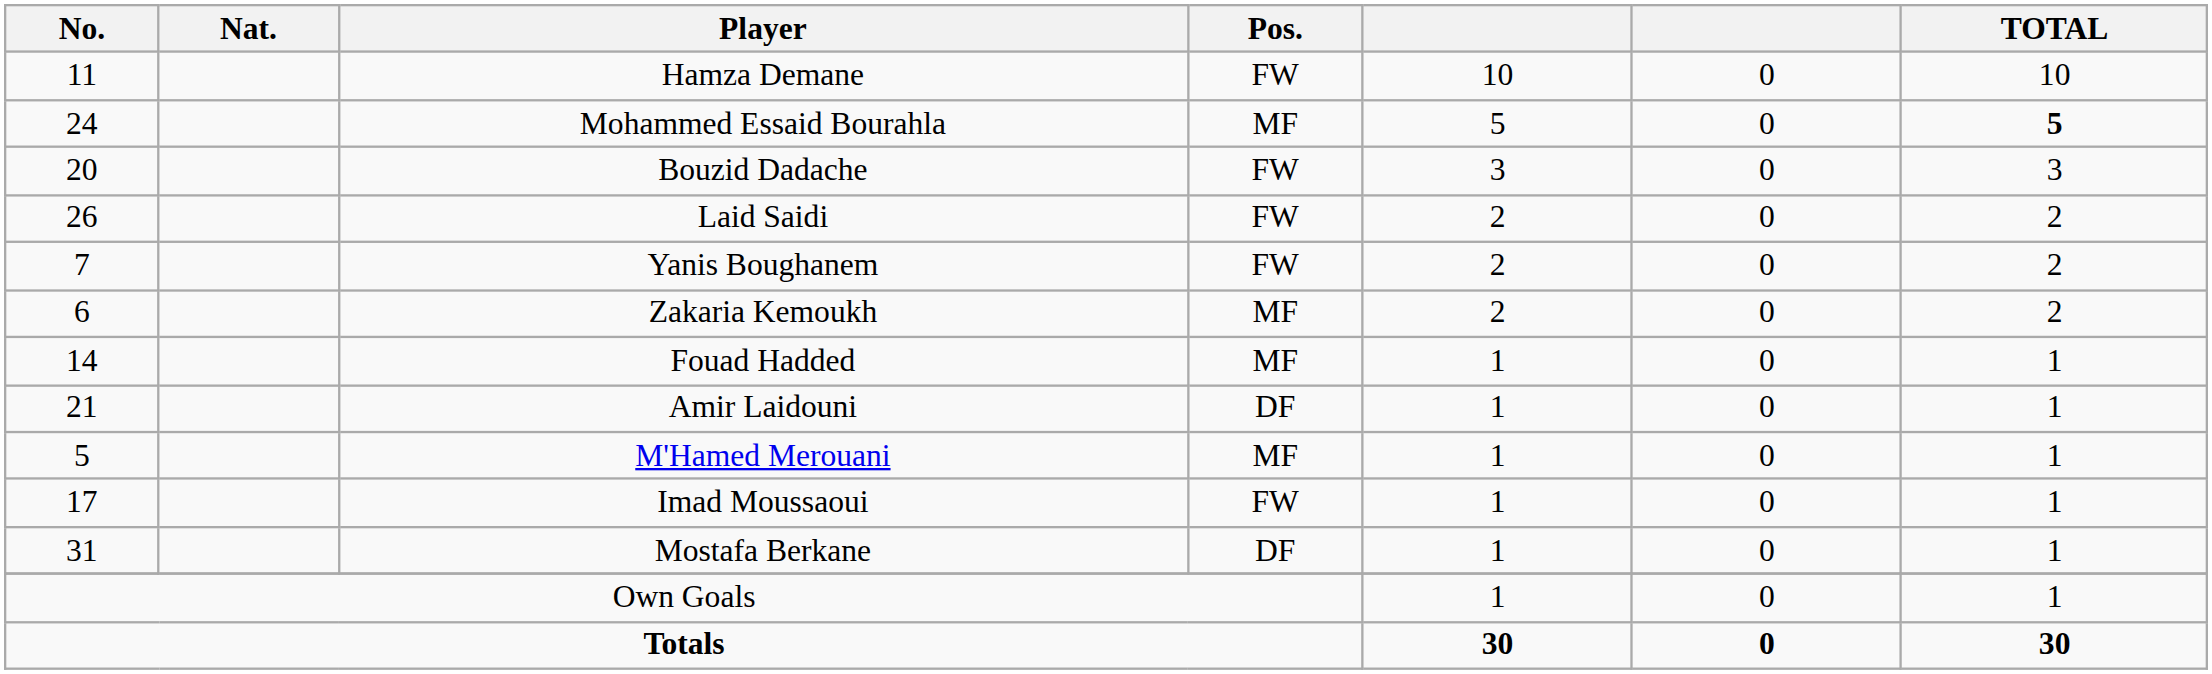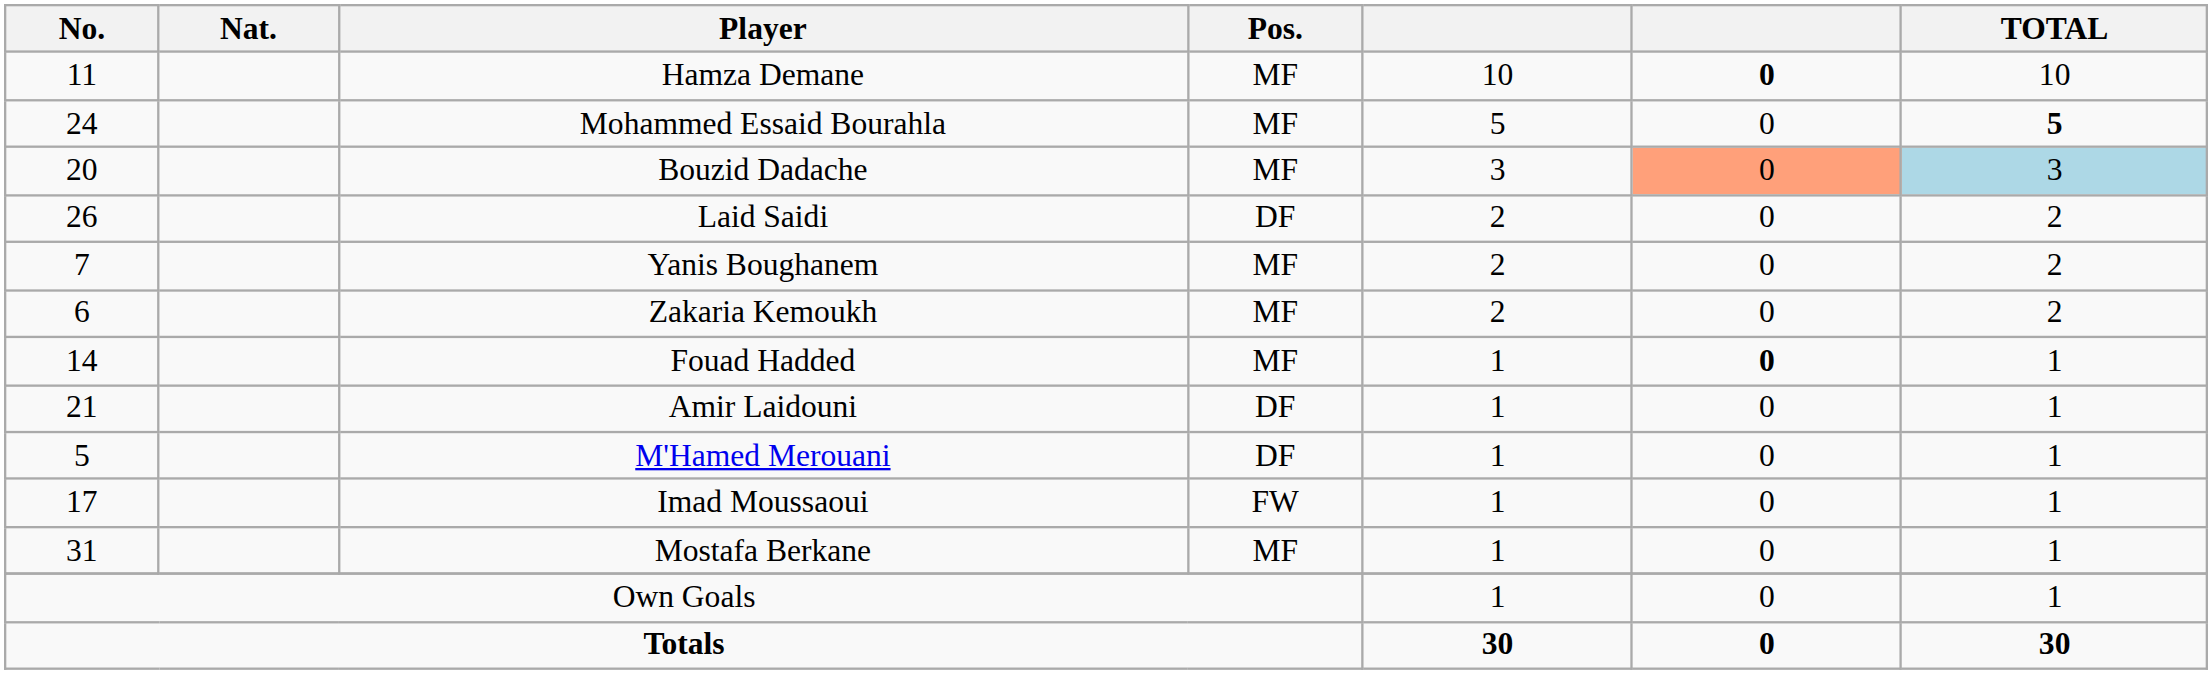(1275, 75) FW -> (1275, 75) MF
(1767, 75) normal -> (1767, 75) bold
(1275, 170) FW -> (1275, 170) MF
(1767, 170) no background -> (1767, 170) lightsalmon background
(2055, 170) no background -> (2055, 170) lightblue background
(1275, 217) FW -> (1275, 217) DF
(1275, 264) FW -> (1275, 264) MF
(1767, 359) normal -> (1767, 359) bold
(1275, 454) MF -> (1275, 454) DF
(1275, 549) DF -> (1275, 549) MF
